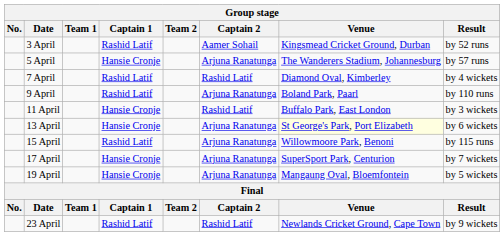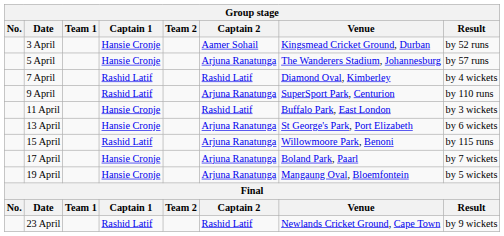(127, 45) Rashid Latif -> (131, 45) Hansie Cronje
(320, 93) Boland Park, Paarl -> (338, 93) SuperSport Park, Centurion
(347, 126) lightyellow background -> (347, 126) no background
(338, 158) SuperSport Park, Centurion -> (320, 158) Boland Park, Paarl
